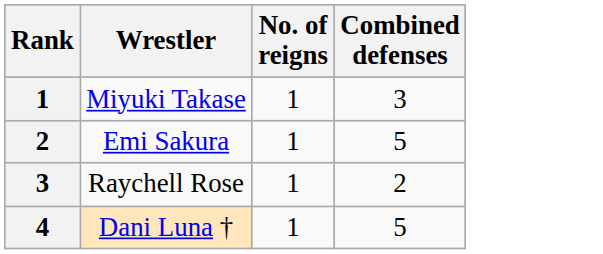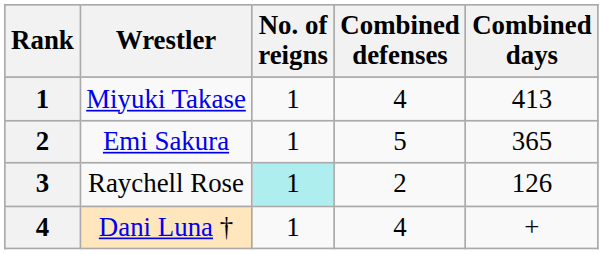+ column: (532, 40)
(400, 98) 3 -> (400, 98) 4
(293, 183) no background -> (293, 183) paleturquoise background
(400, 226) 5 -> (400, 226) 4
